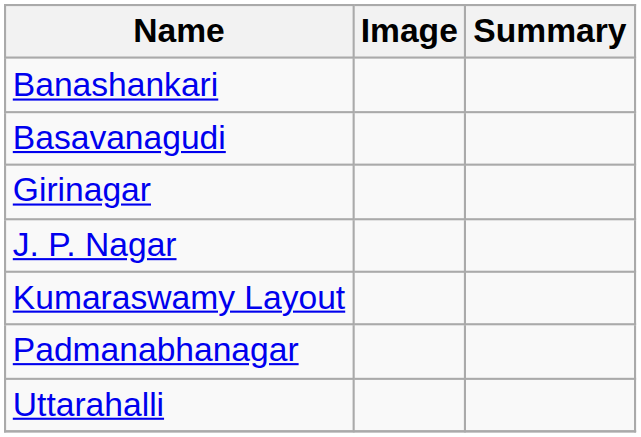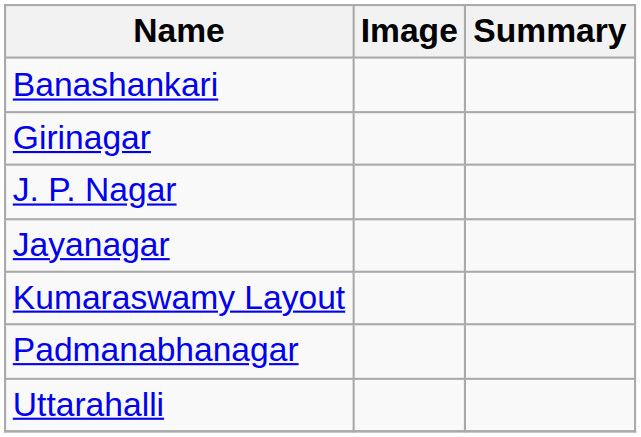- row: (119, 137)
+ row: (91, 244)
